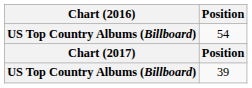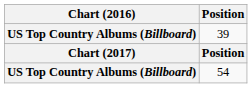rows swapped: (223, 72) <-> (223, 33)
